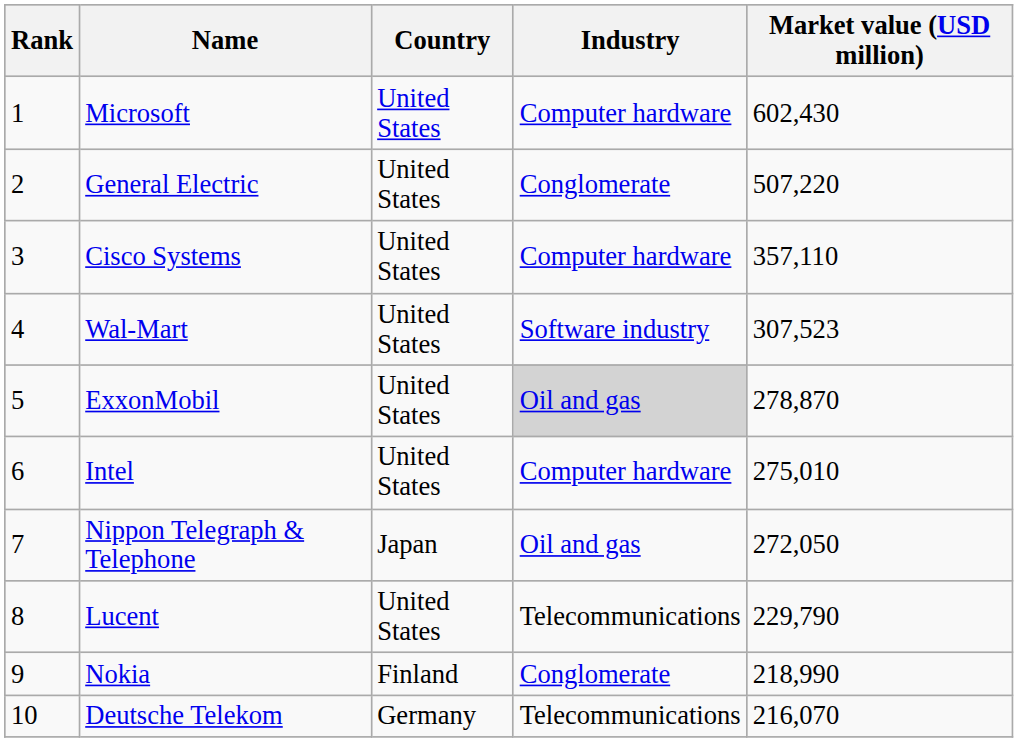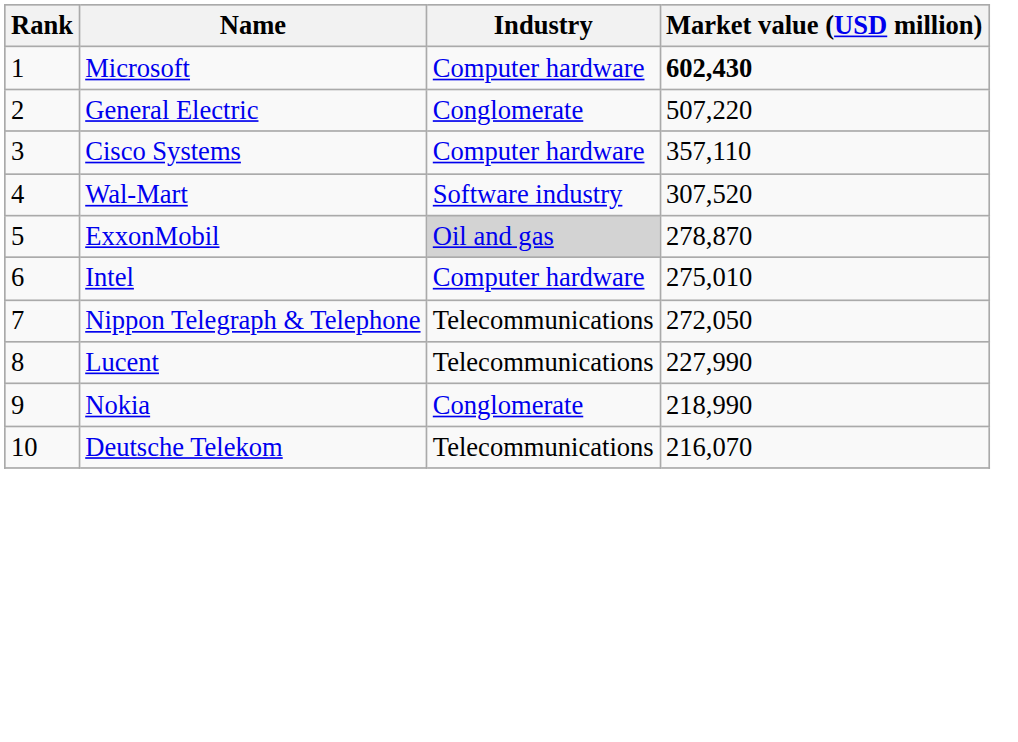- column: (442, 40)
(796, 112) normal -> (709, 67) bold
(796, 328) 307,523 -> (709, 194) 307,520
(580, 544) Oil and gas -> (543, 320) Telecommunications
(796, 616) 229,790 -> (709, 362) 227,990
